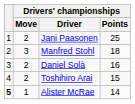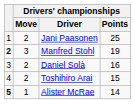(9, 51) normal -> (9, 51) bold
(115, 51) 18 -> (115, 51) 19
